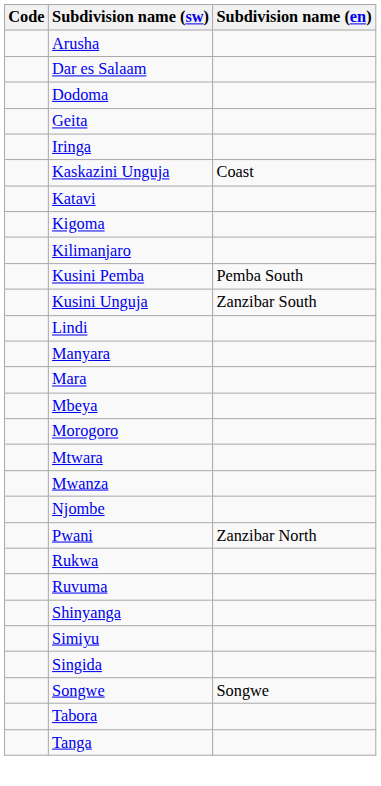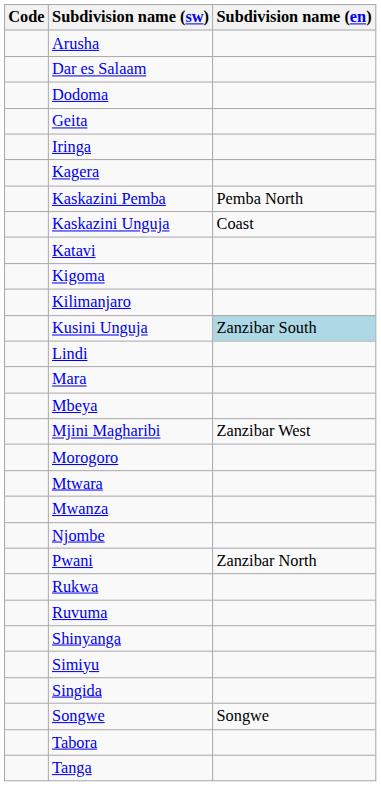+ row: (76, 172)
+ row: (109, 198)
- row: (98, 276)
(267, 302) no background -> (267, 328) lightblue background
- row: (81, 353)
+ row: (106, 431)
